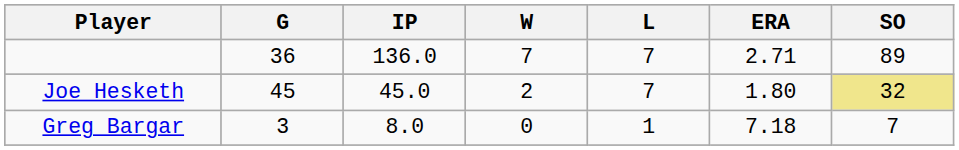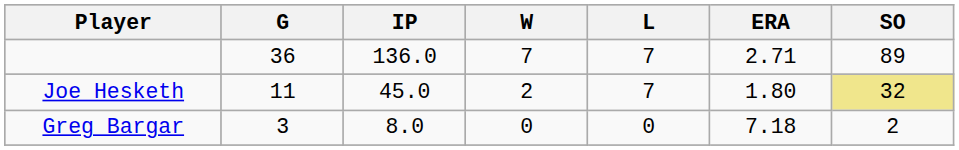(283, 92) 45 -> (283, 92) 11
(649, 127) 1 -> (649, 127) 0
(893, 127) 7 -> (893, 127) 2
